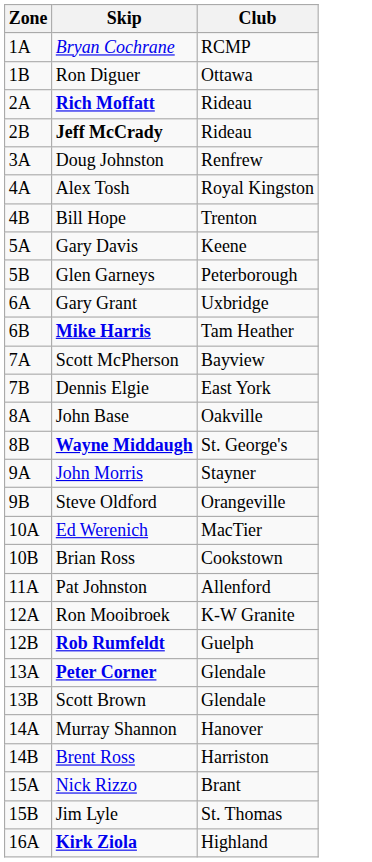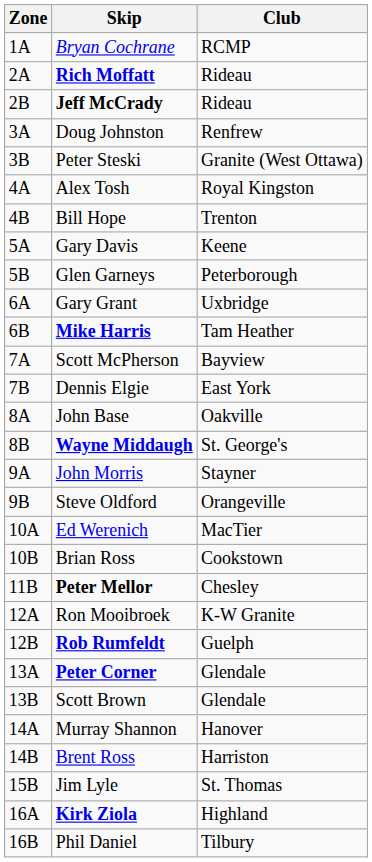- row: (98, 75)
+ row: (98, 160)
- row: (101, 587)
+ row: (104, 587)
- row: (96, 786)
+ row: (96, 842)
